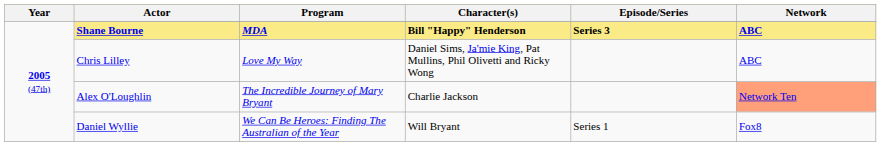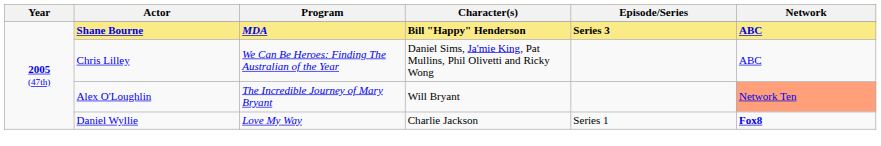(272, 60) Love My Way -> (314, 60) We Can Be Heroes: Finding The Australian of the Year
(443, 96) Charlie Jackson -> (434, 96) Will Bryant
(314, 126) We Can Be Heroes: Finding The Australian of the Year -> (272, 120) Love My Way
(434, 126) Will Bryant -> (443, 120) Charlie Jackson
(750, 126) normal -> (751, 120) bold
